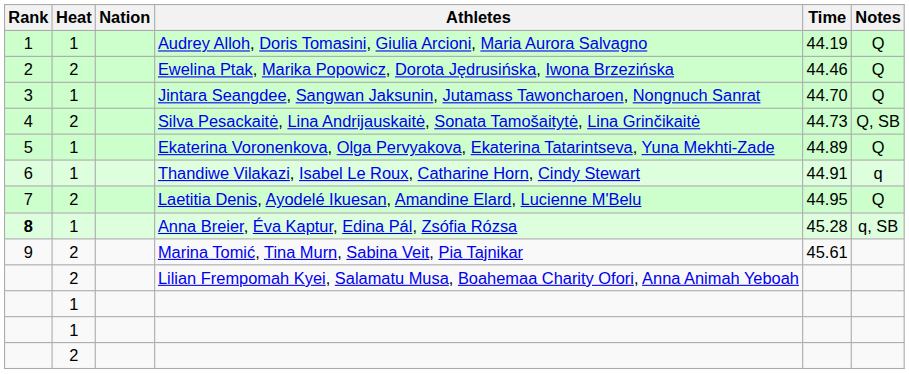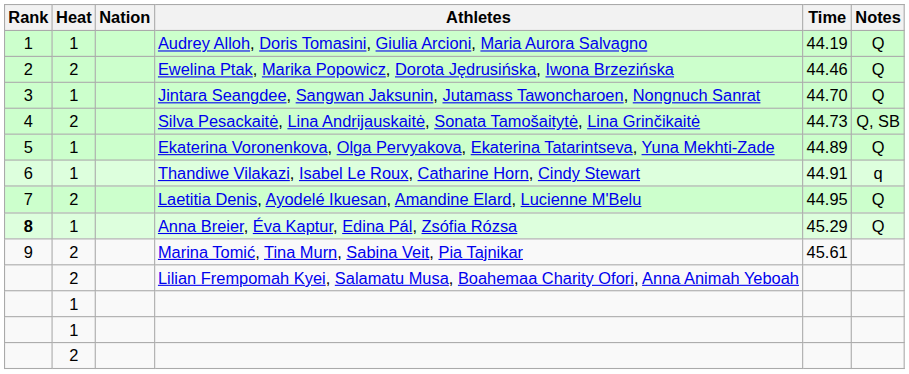(827, 226) 45.28 -> (827, 226) 45.29
(878, 226) q, SB -> (878, 226) Q
